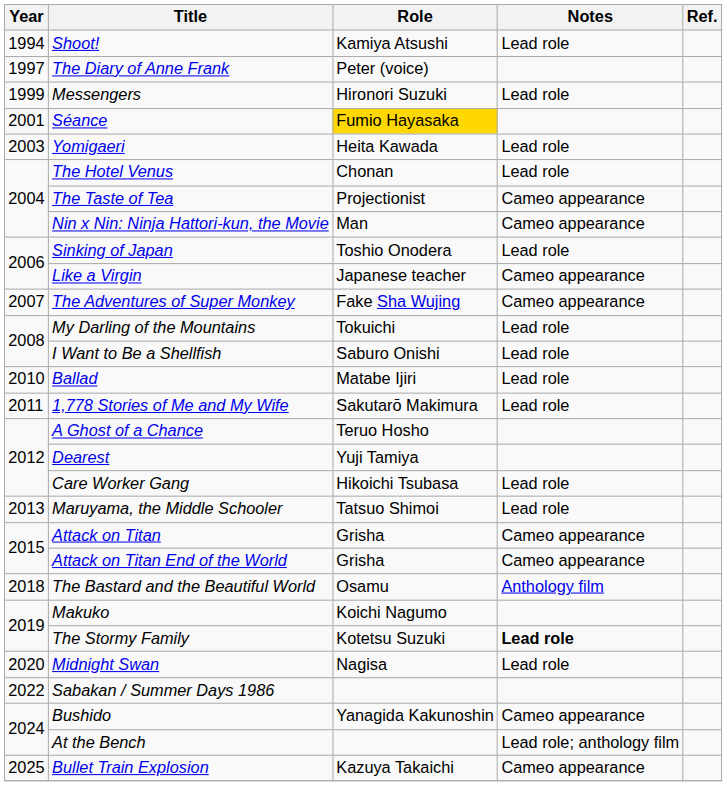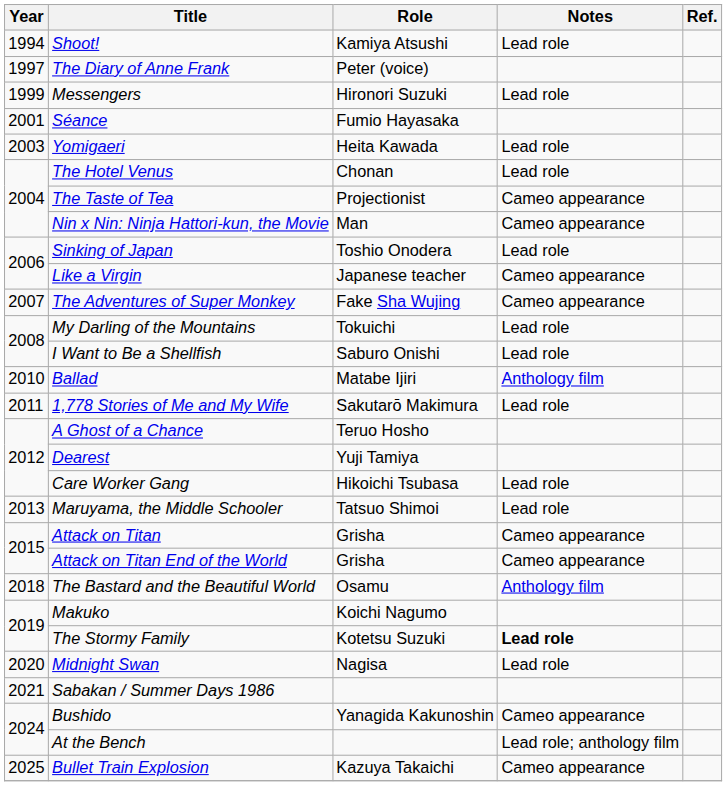(397, 120) gold background -> (397, 120) no background
(535, 379) Lead role -> (553, 379) Anthology film
(26, 690) 2022 -> (26, 690) 2021
